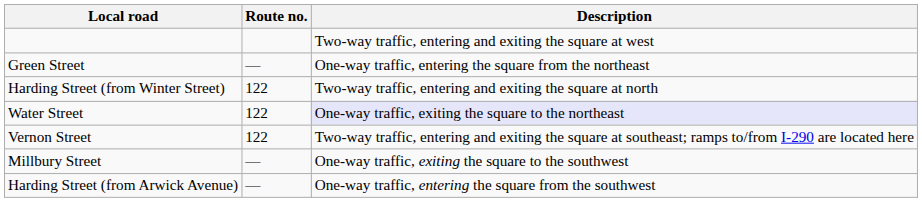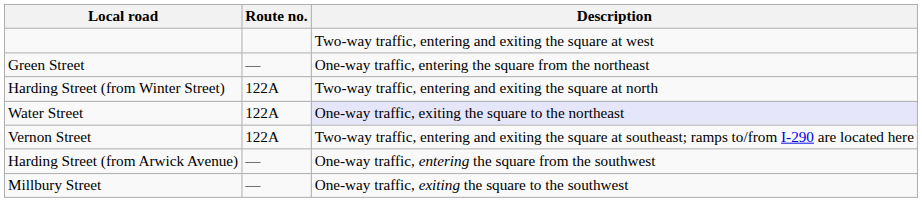(257, 88) 122 -> (262, 88) 122A
(257, 112) 122 -> (262, 112) 122A
(257, 137) 122 -> (262, 137) 122A
rows swapped: (55, 161) <-> (123, 185)
